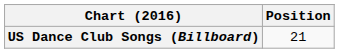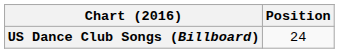(298, 38) 21 -> (298, 38) 24
